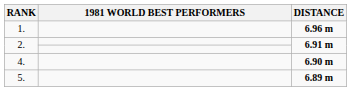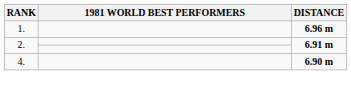- row: (21, 78)
